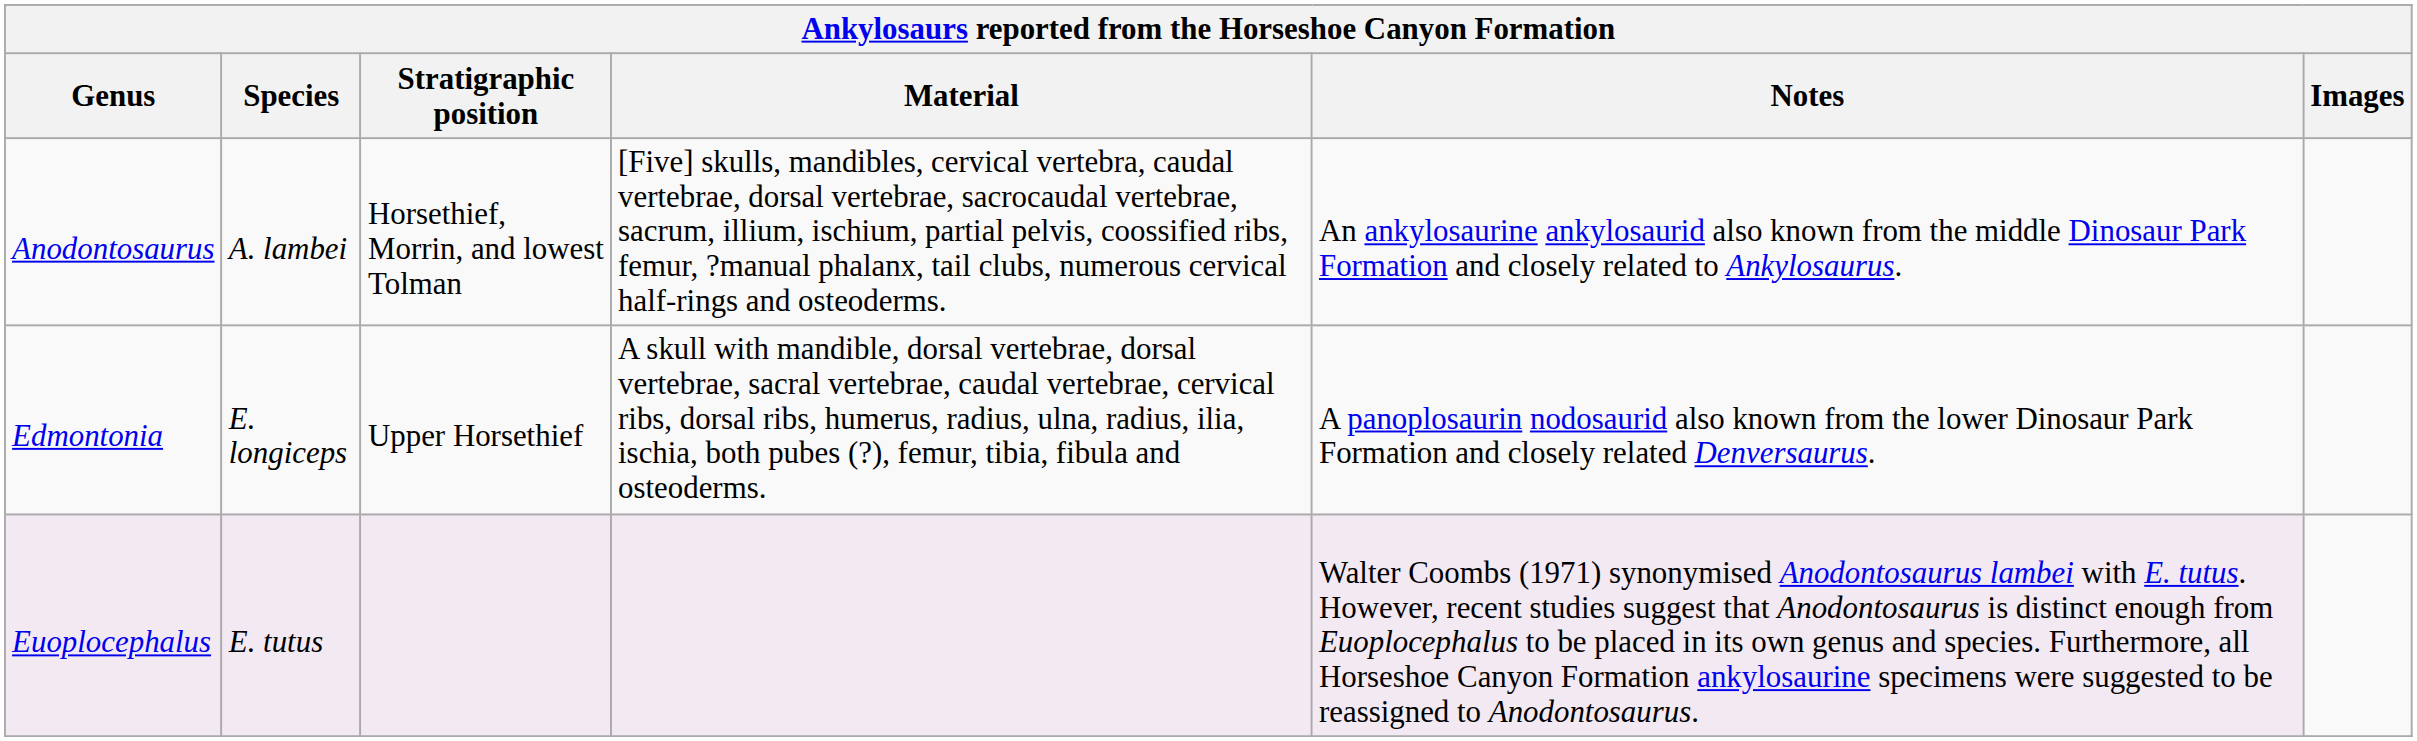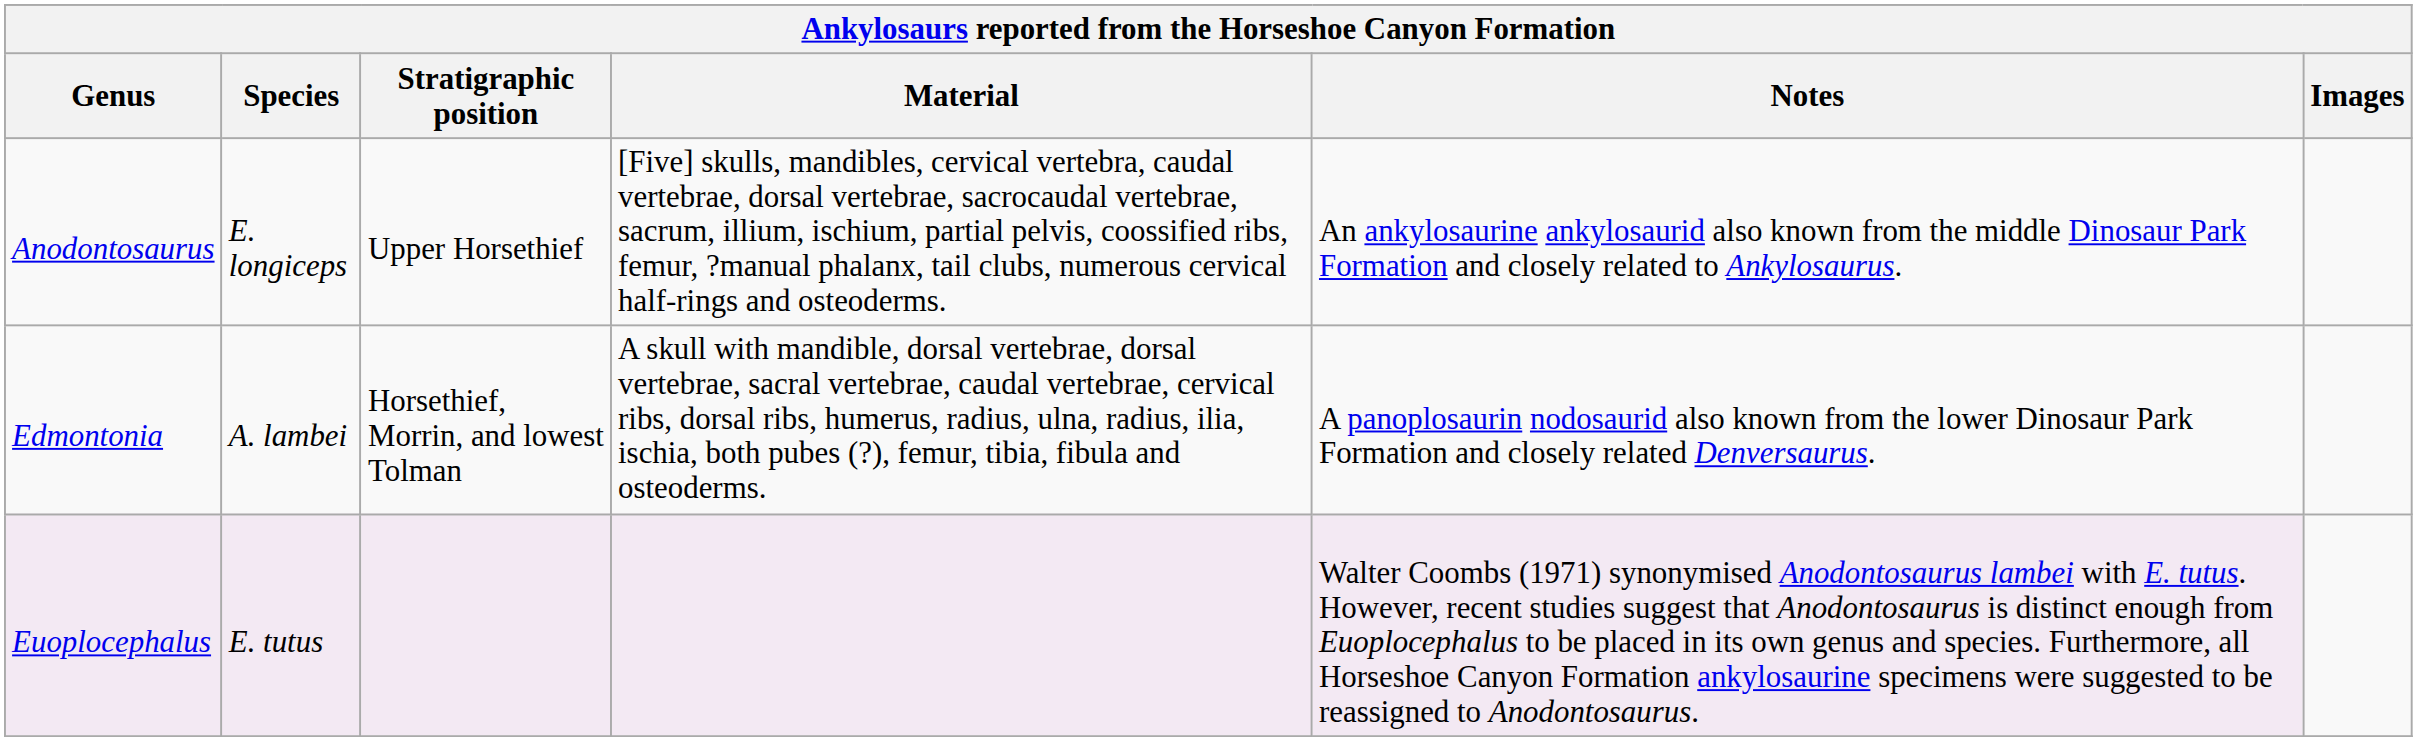(288, 248) A. lambei -> (288, 248) E. longiceps
(486, 248) Horsethief, Morrin, and lowest Tolman -> (476, 248) Upper Horsethief
(288, 436) E. longiceps -> (288, 436) A. lambei
(476, 436) Upper Horsethief -> (486, 436) Horsethief, Morrin, and lowest Tolman
